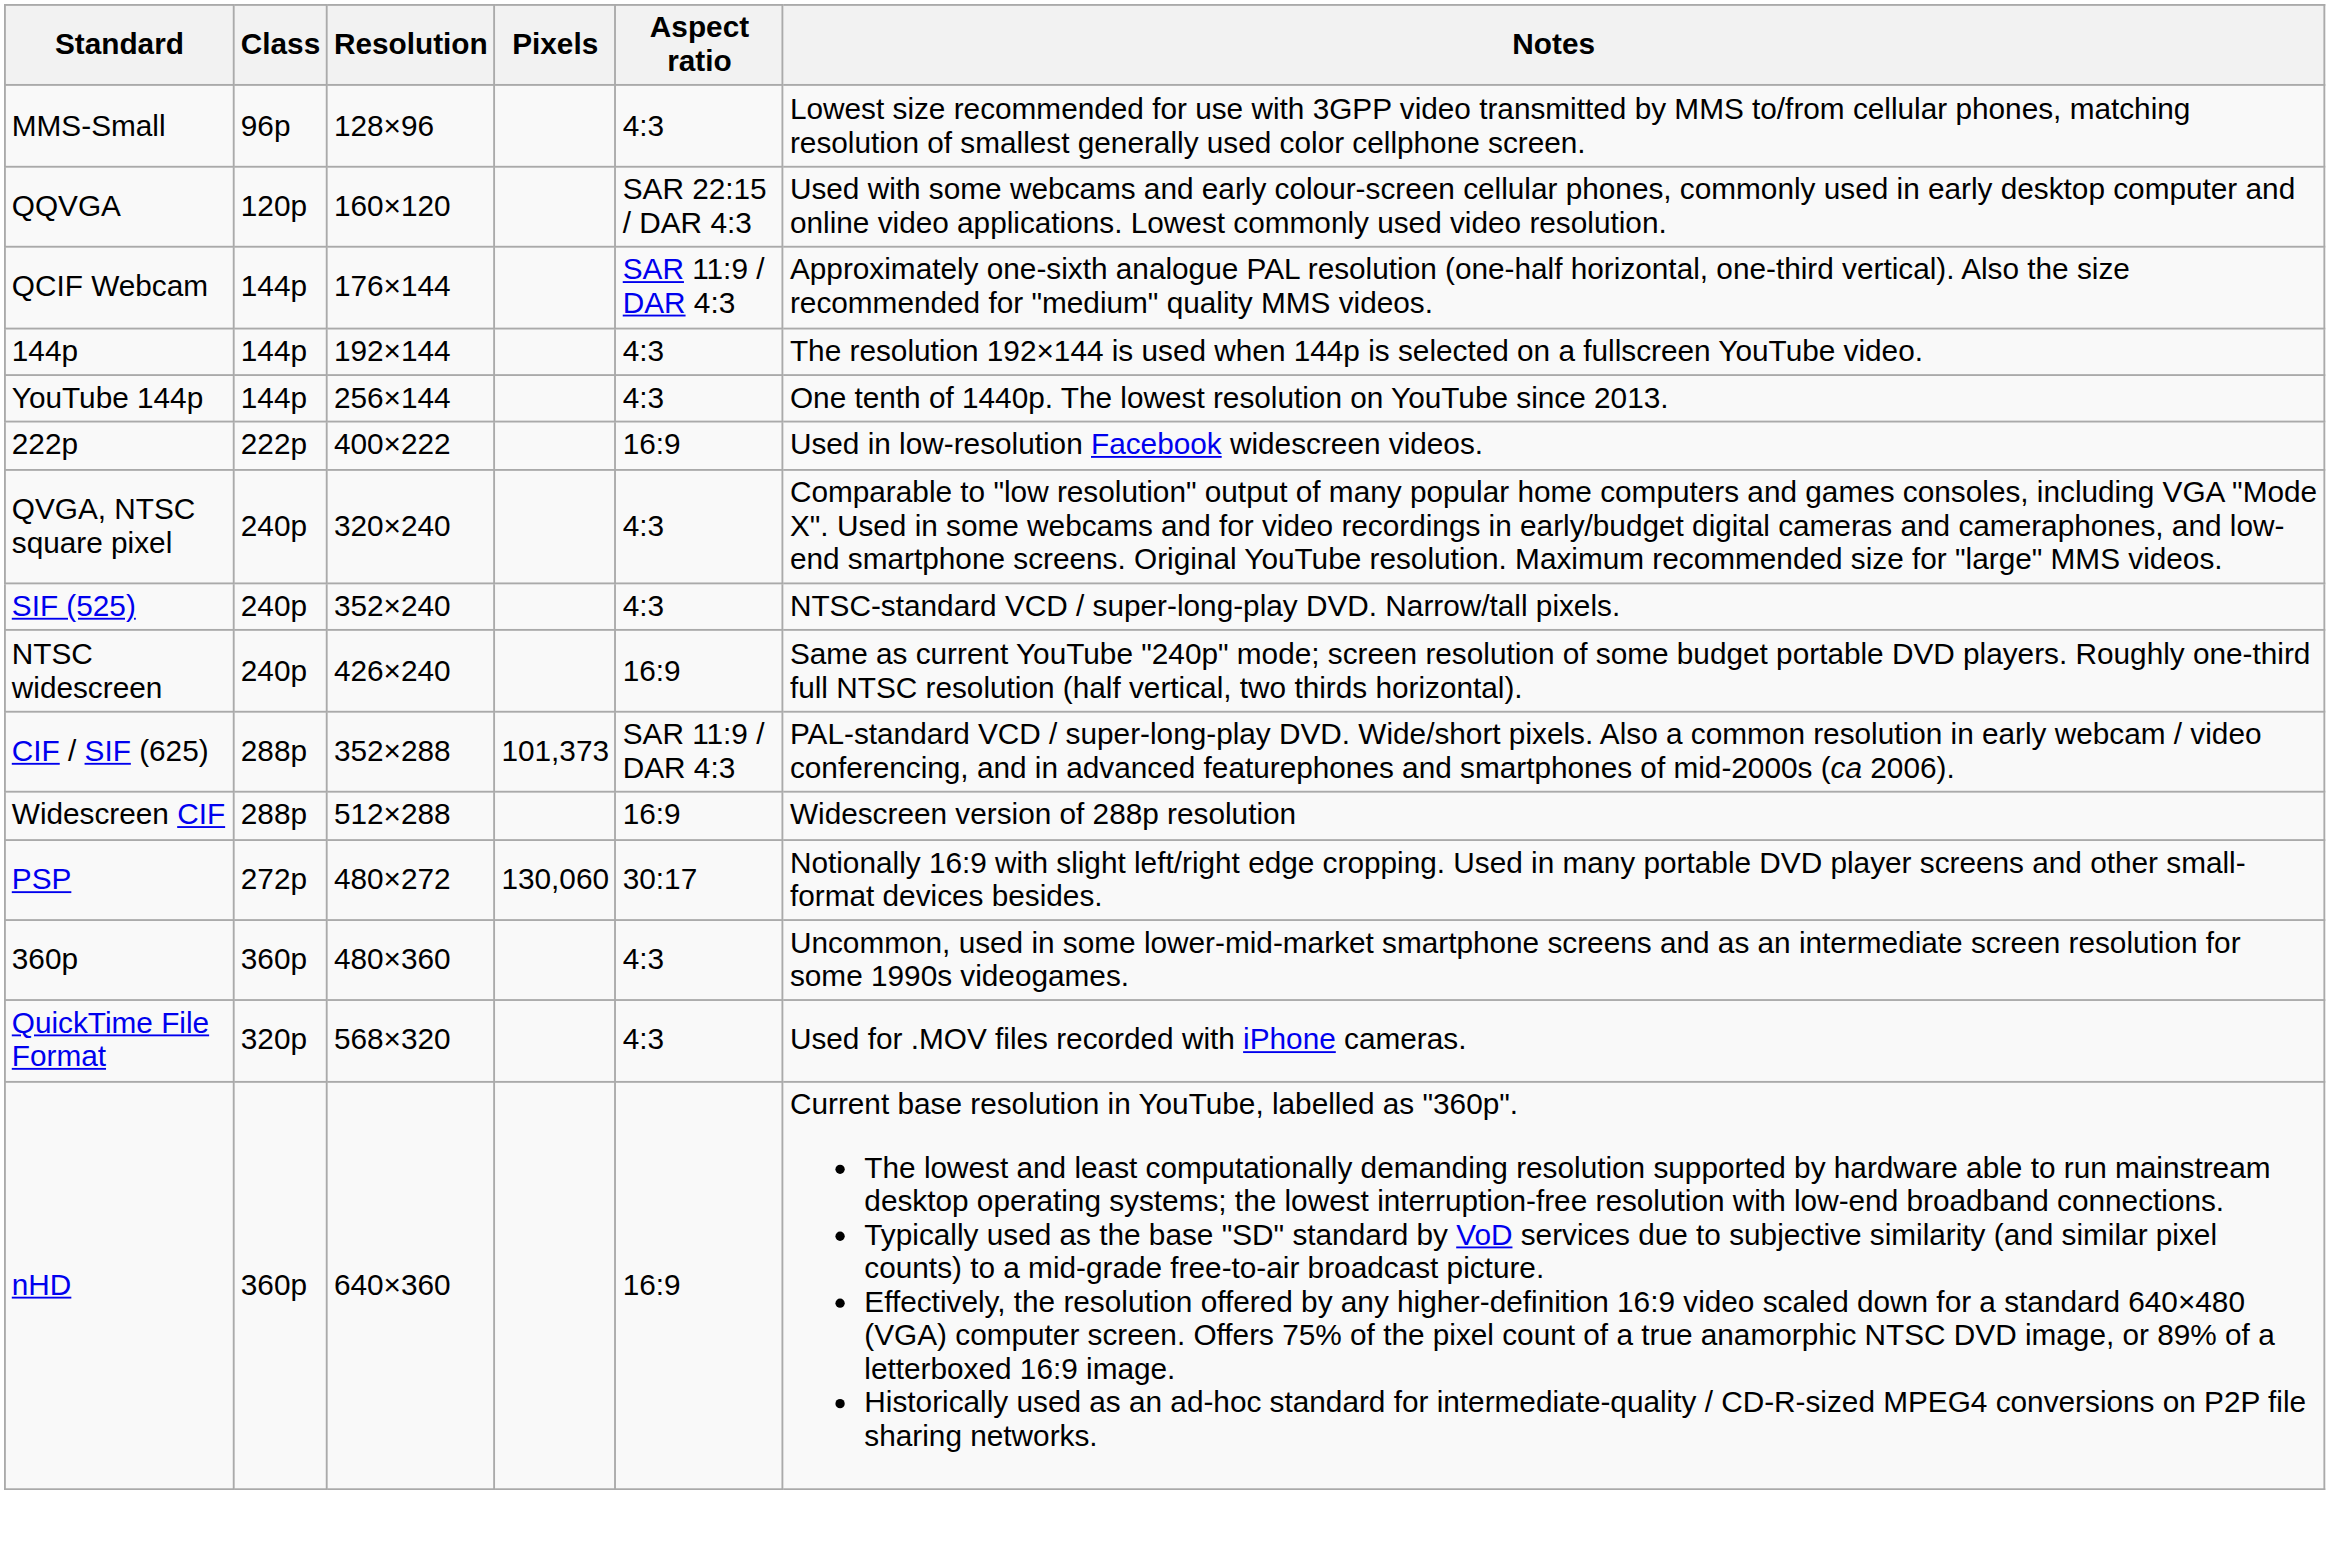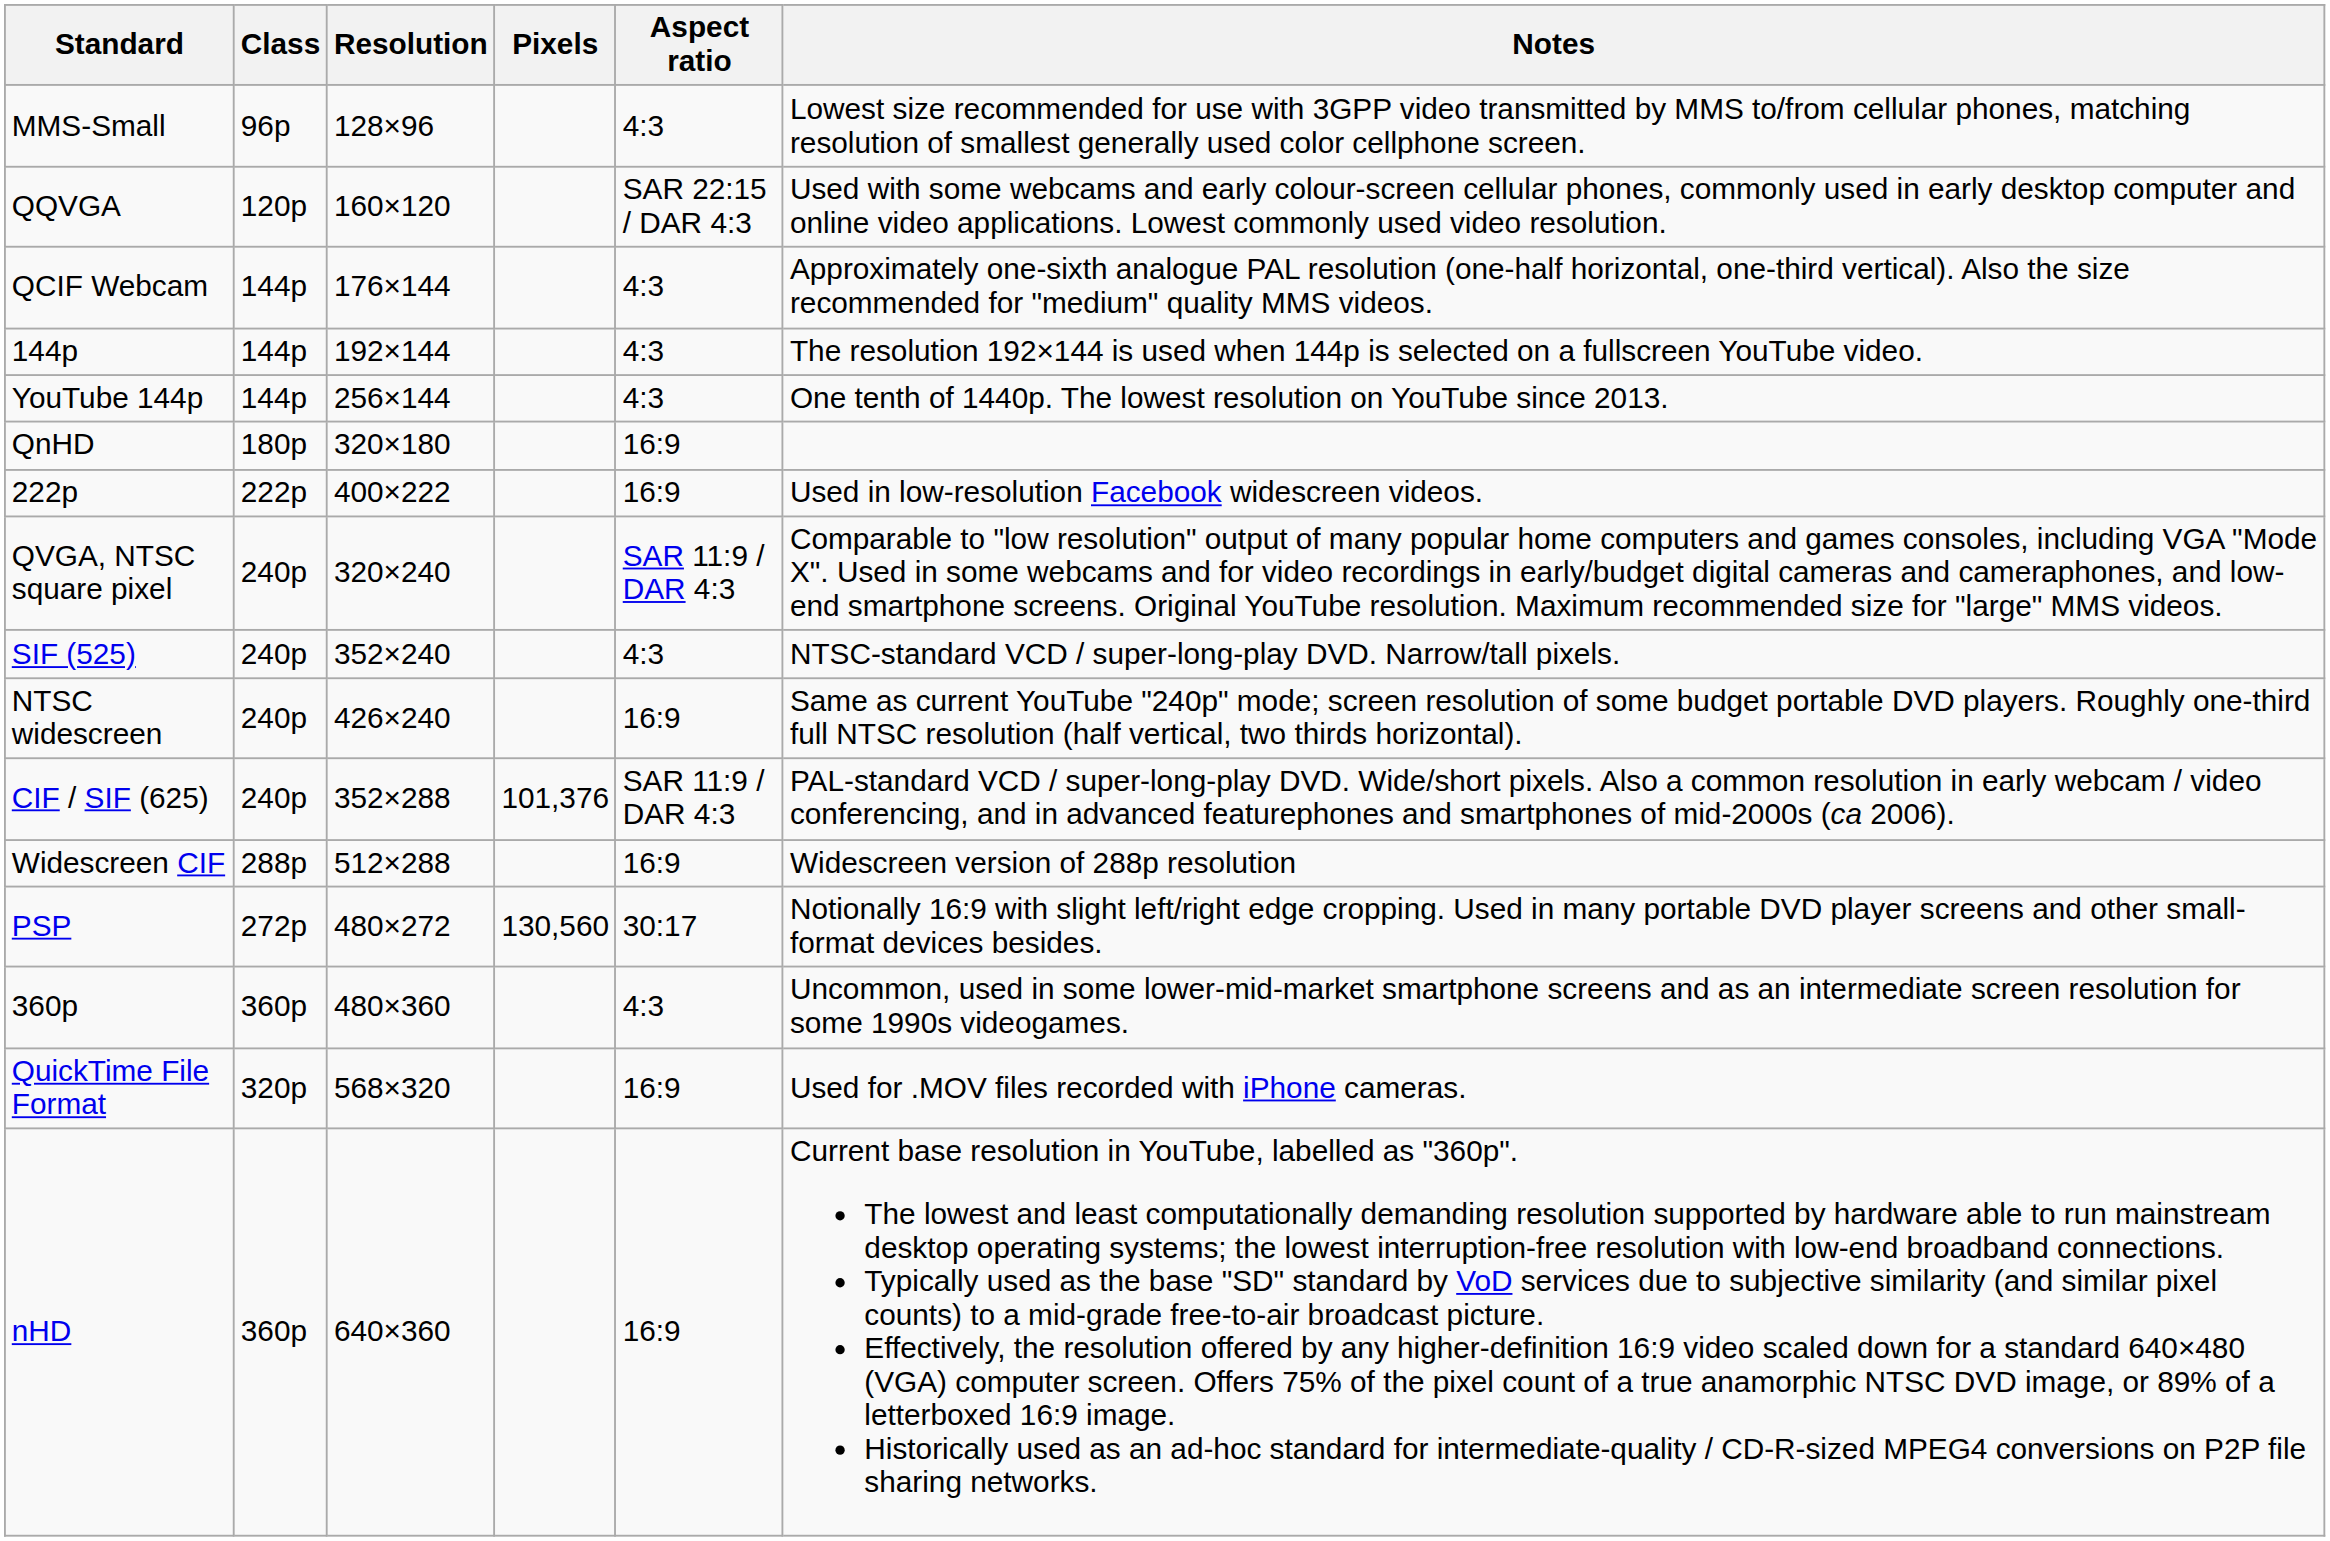(694, 286) SAR 11:9 / DAR 4:3 -> (643, 286) 4:3
+ row: (53, 445)
(643, 525) 4:3 -> (694, 573) SAR 11:9 / DAR 4:3
(274, 751) 288p -> (274, 798) 240p
(555, 751) 101,373 -> (555, 798) 101,376
(555, 879) 130,060 -> (555, 926) 130,560
(643, 1040) 4:3 -> (652, 1087) 16:9
